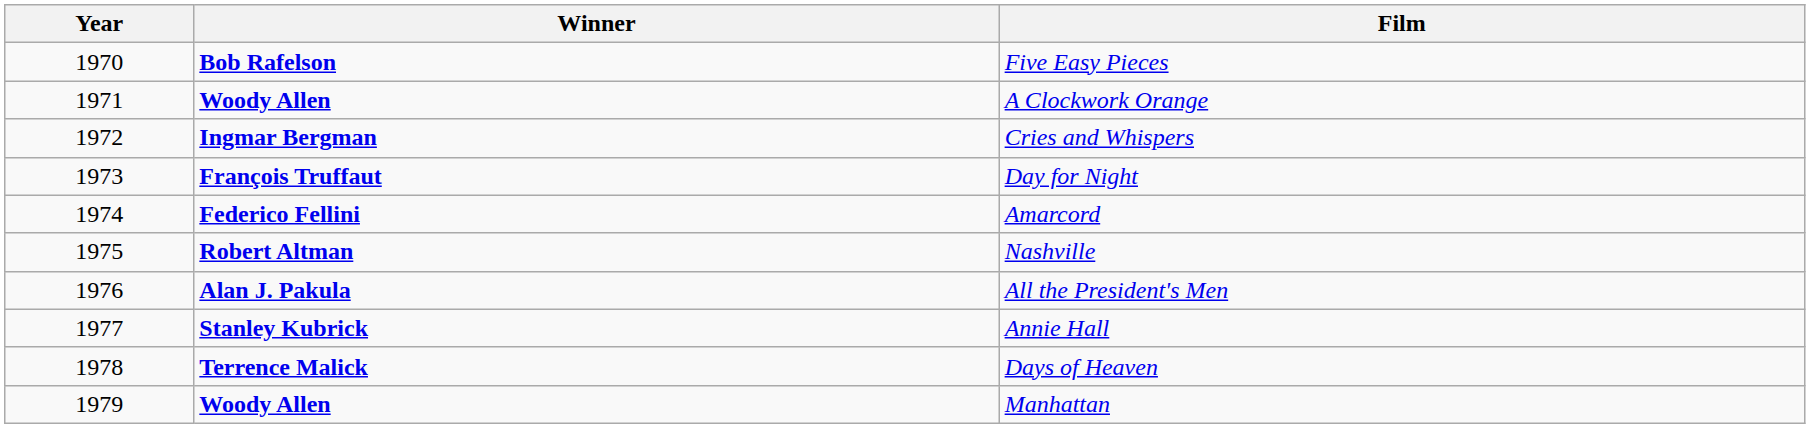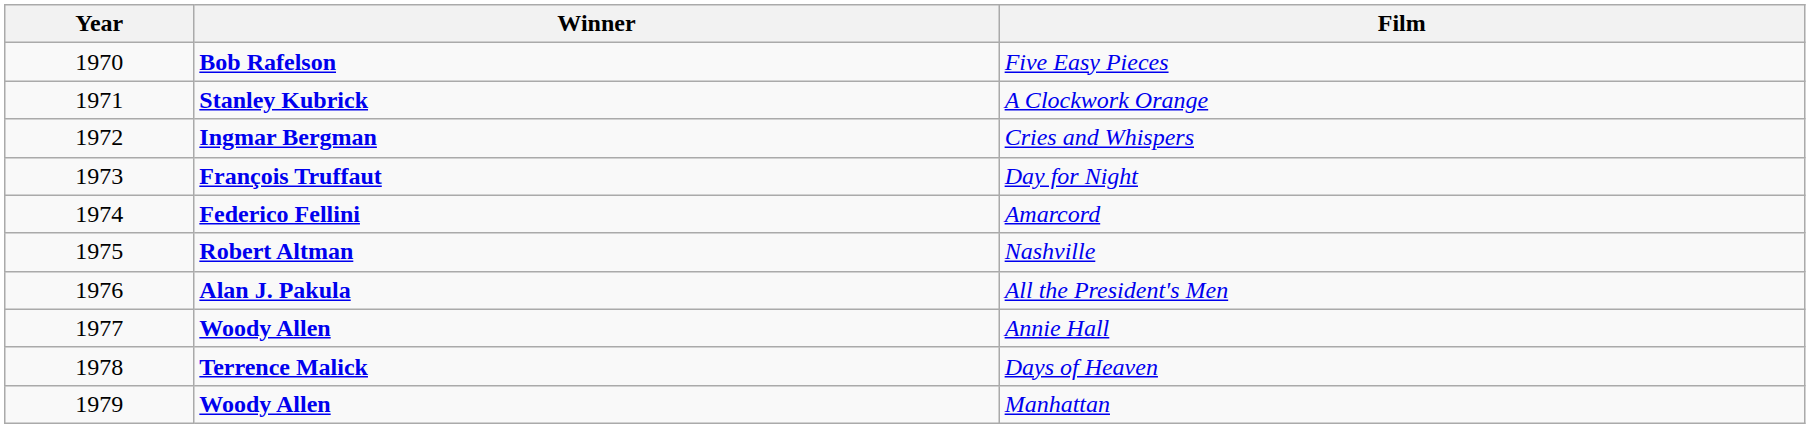(265, 99) Woody Allen -> (284, 99) Stanley Kubrick
(284, 328) Stanley Kubrick -> (265, 328) Woody Allen
